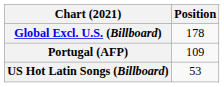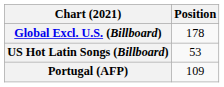rows swapped: (88, 52) <-> (88, 71)
